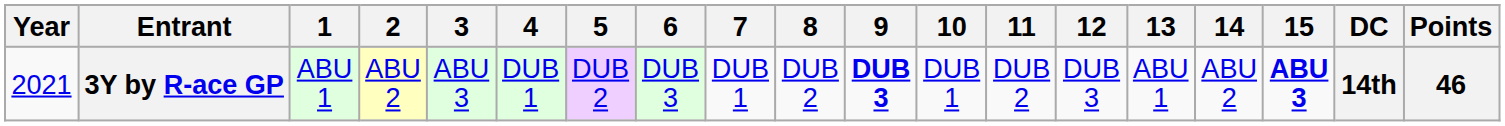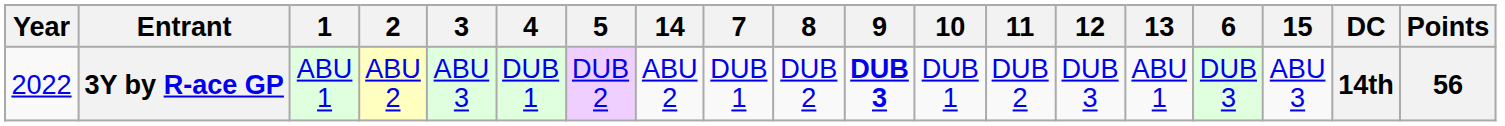columns swapped: (670, 26) <-> (1229, 26)
(41, 84) 2021 -> (41, 84) 2022
(1299, 84) bold -> (1298, 84) normal
(1451, 84) 46 -> (1448, 84) 56
